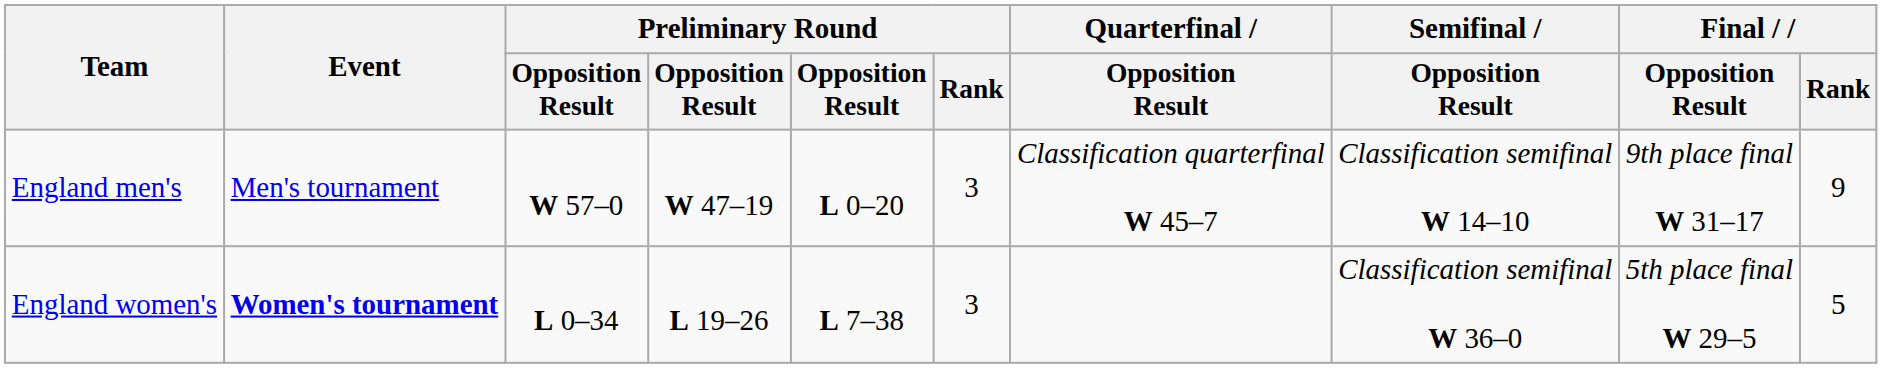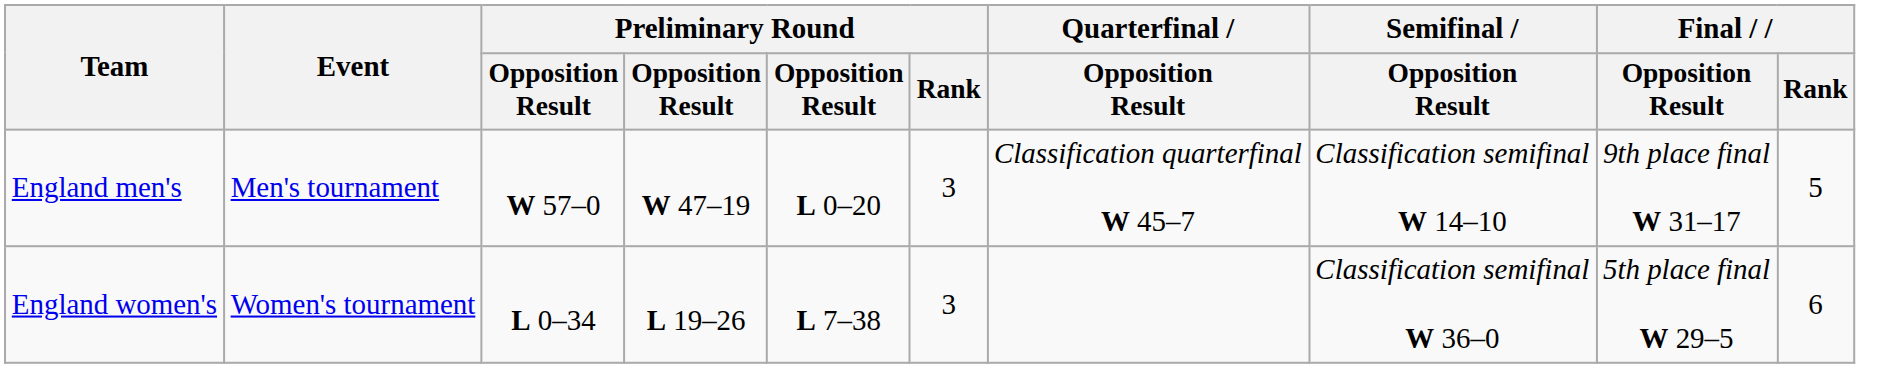(1838, 187) 9 -> (1815, 187) 5
(364, 304) bold -> (353, 304) normal
(1838, 304) 5 -> (1815, 304) 6
